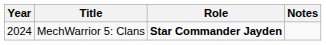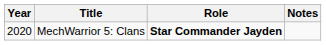(19, 31) 2024 -> (19, 31) 2020
